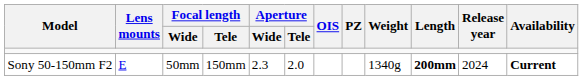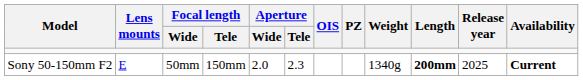(260, 65) 2.3 -> (260, 65) 2.0
(296, 65) 2.0 -> (296, 65) 2.3
(475, 65) 2024 -> (475, 65) 2025
